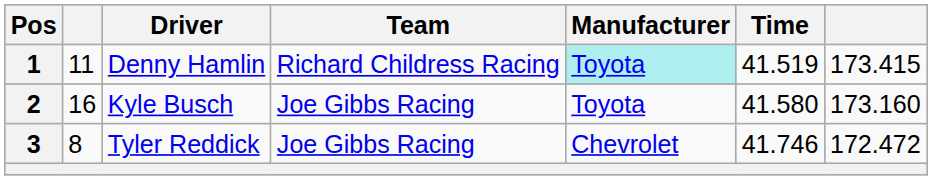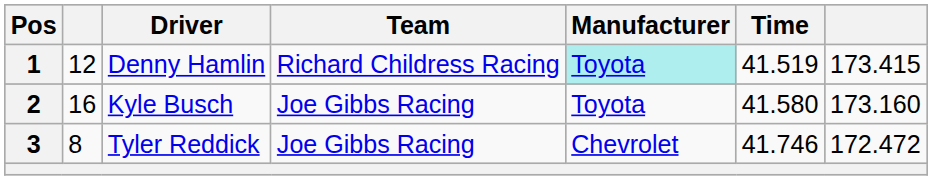(81, 65) 11 -> (82, 65) 12
